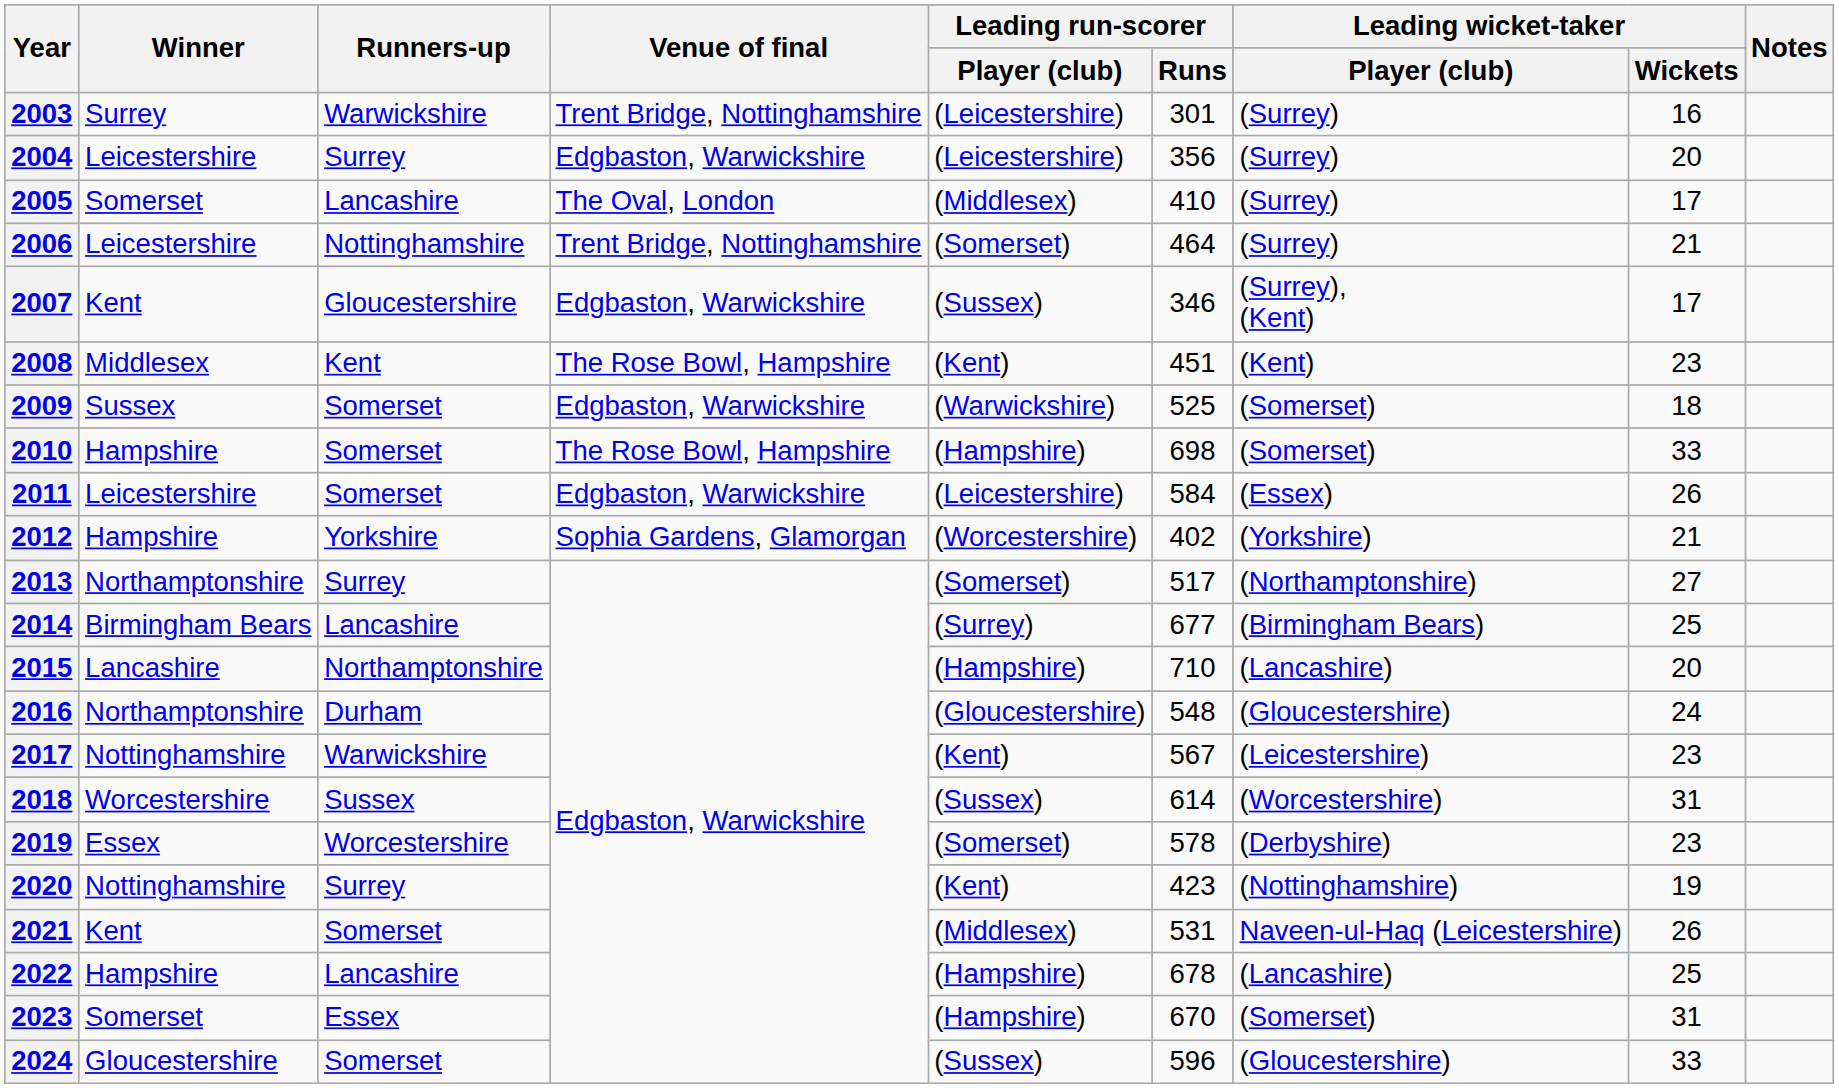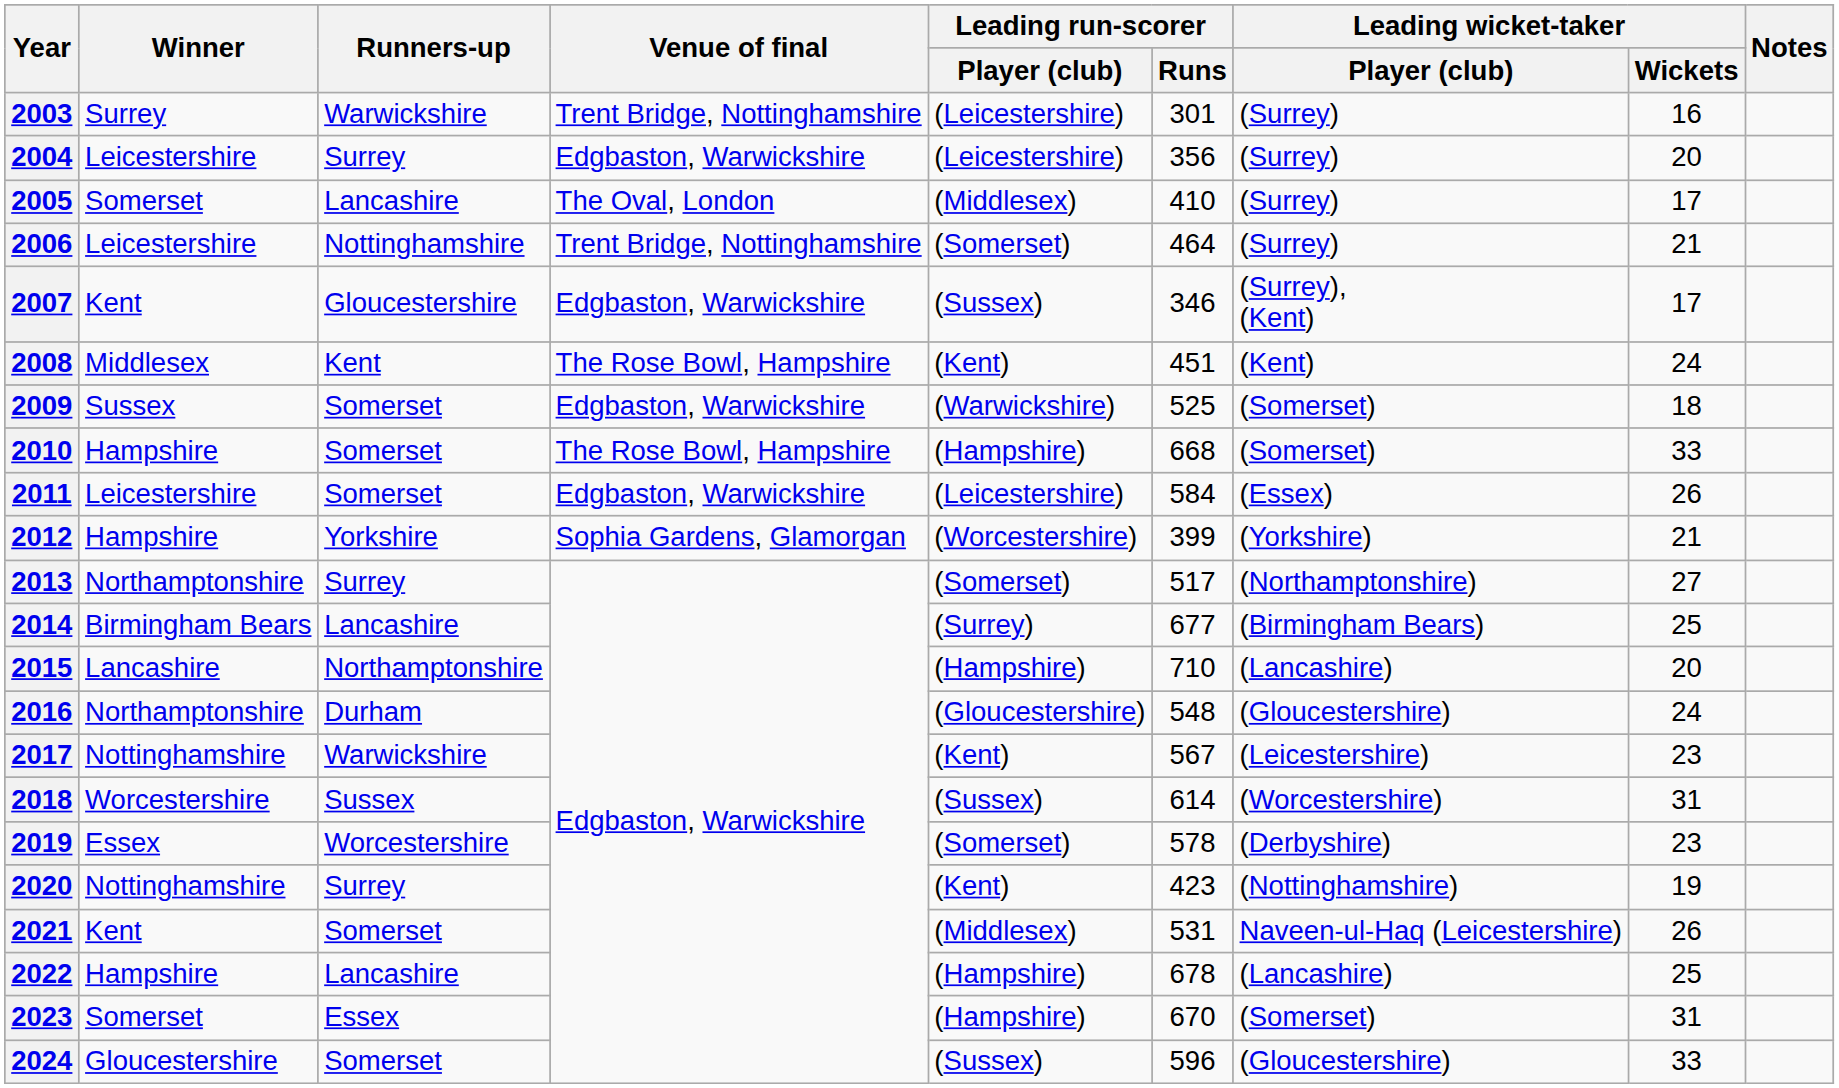(1687, 362) 23 -> (1687, 362) 24
(1192, 450) 698 -> (1192, 450) 668
(1192, 537) 402 -> (1192, 537) 399
